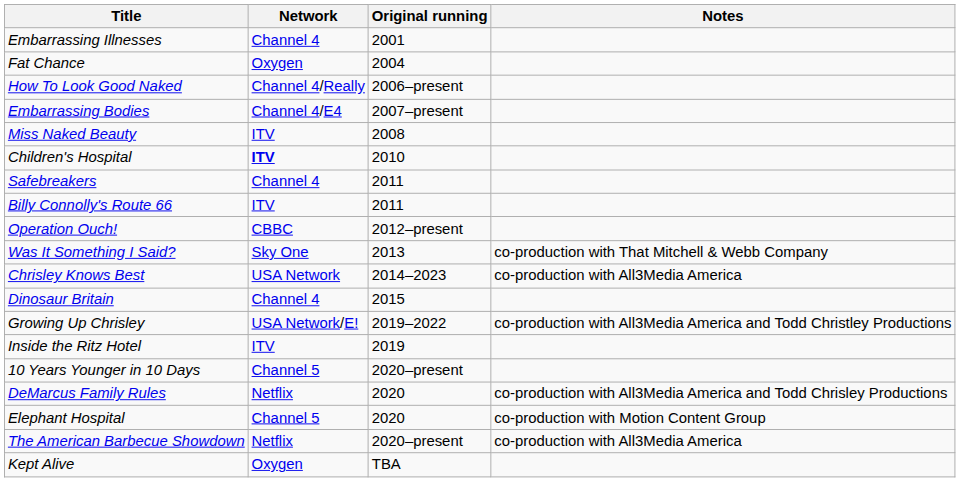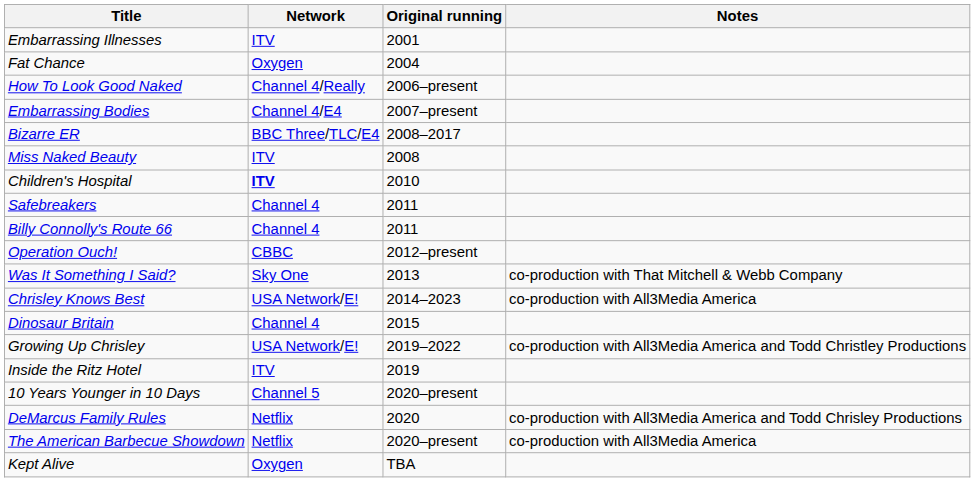(286, 39) Channel 4 -> (263, 39) ITV
+ row: (44, 134)
(263, 205) ITV -> (286, 228) Channel 4
(296, 275) USA Network -> (305, 299) USA Network/E!
- row: (66, 417)
